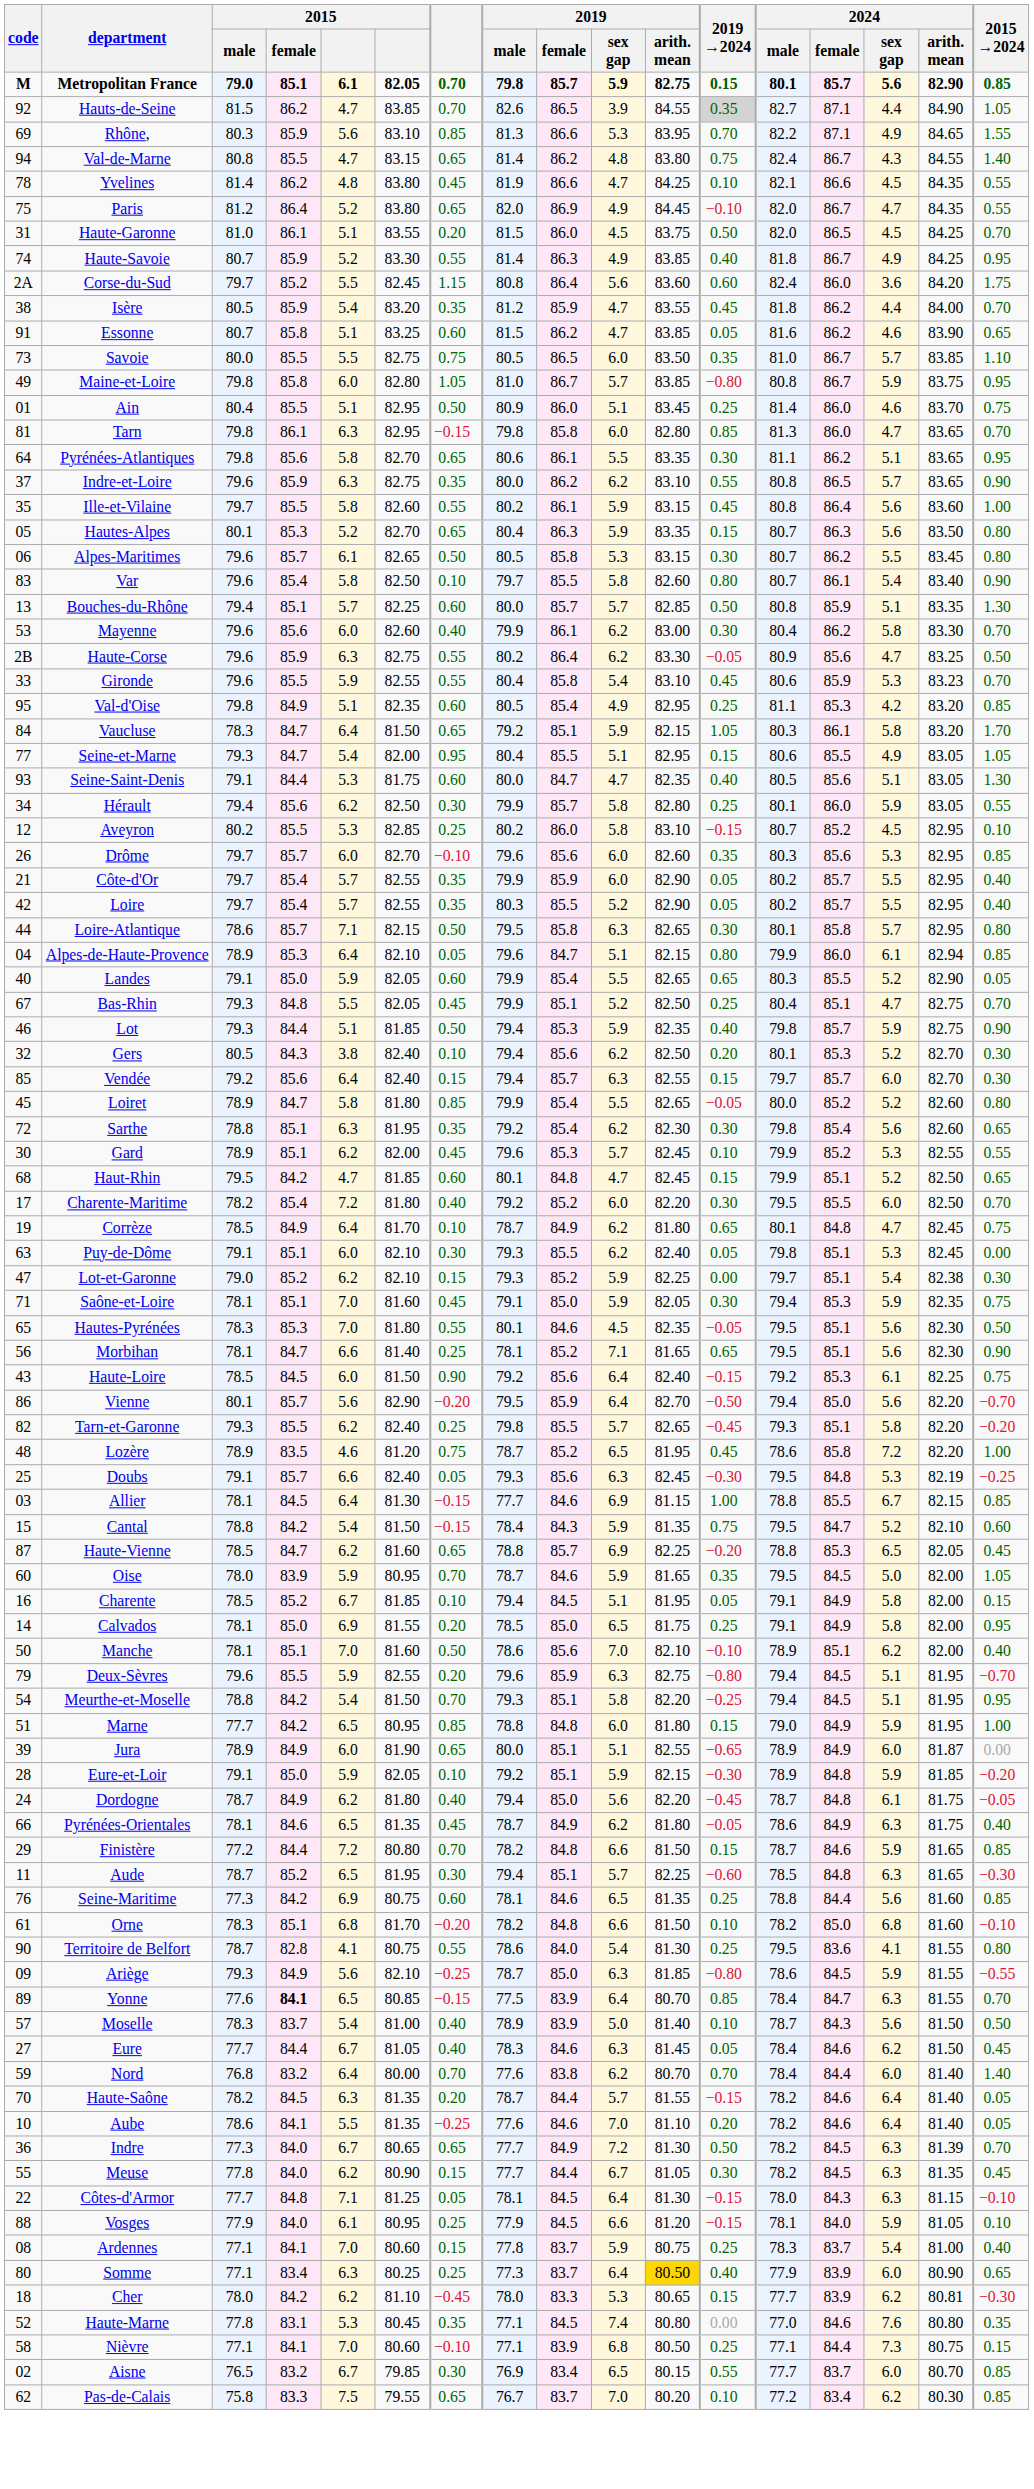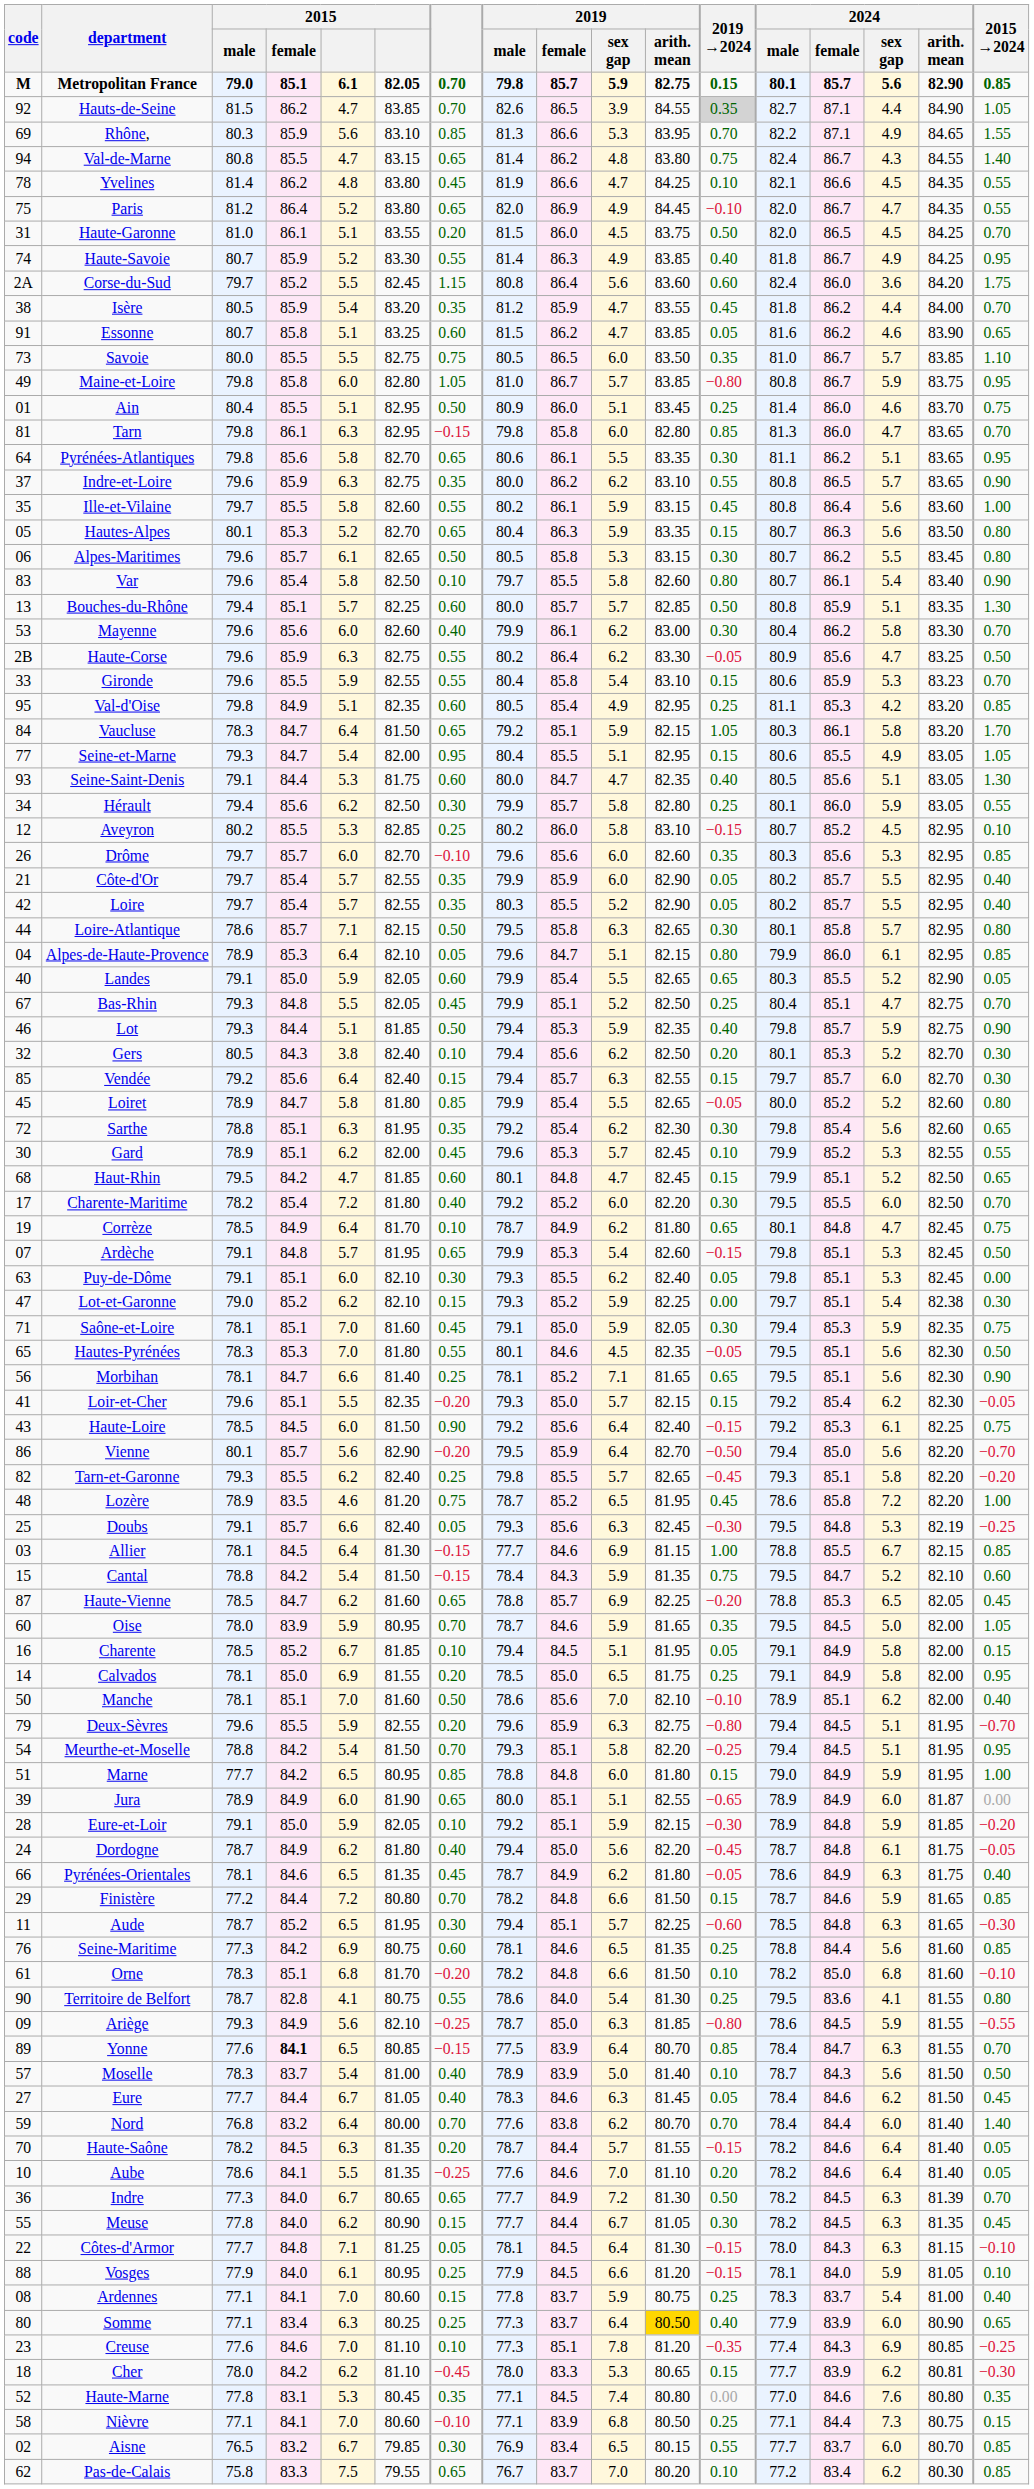(724, 681) 0.45 -> (724, 681) 0.15
(946, 954) 82.94 -> (946, 954) 82.95
+ row: (127, 1253)
+ row: (127, 1402)
+ row: (127, 2347)
